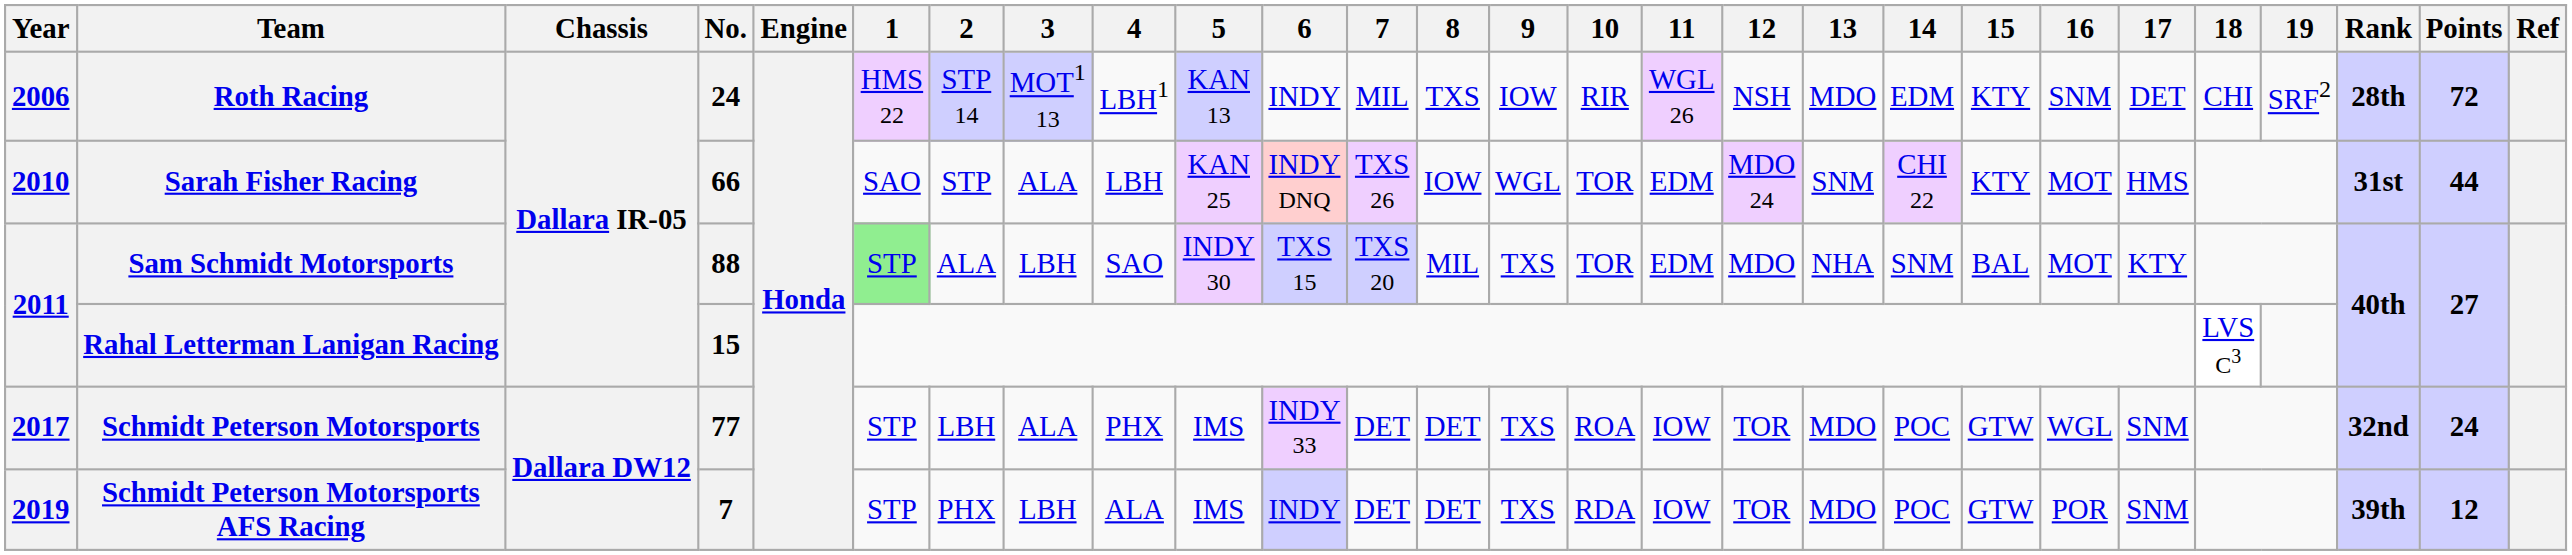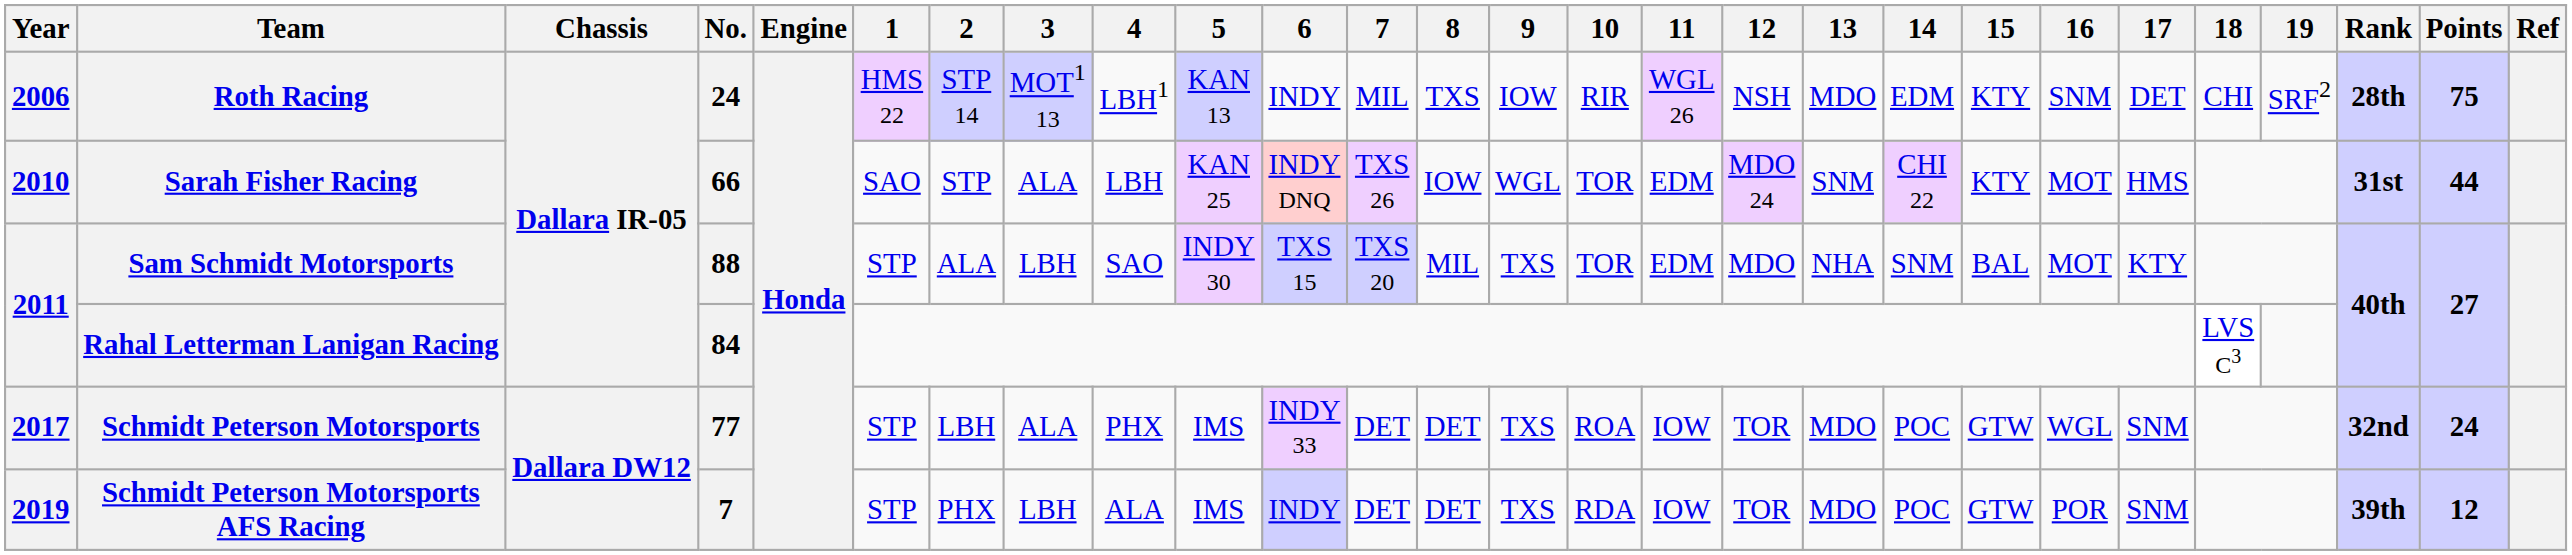(2464, 96) 72 -> (2464, 96) 75
(892, 262) lightgreen background -> (892, 262) no background
(726, 345) 15 -> (726, 345) 84
